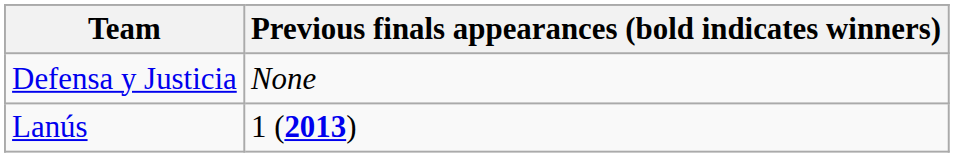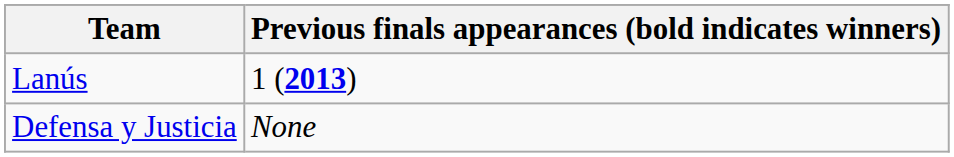rows swapped: (50, 126) <-> (124, 77)
